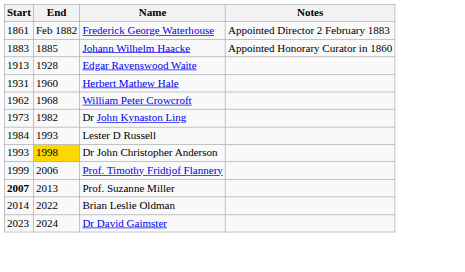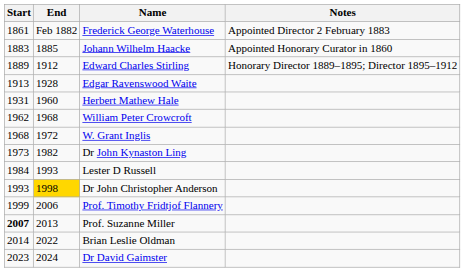+ row: (136, 65)
+ row: (116, 135)
